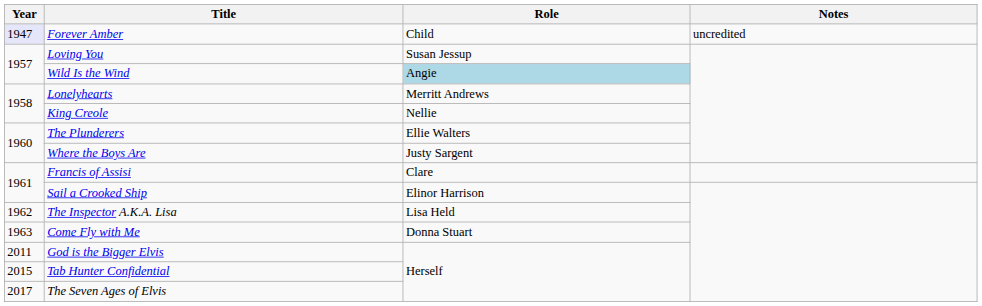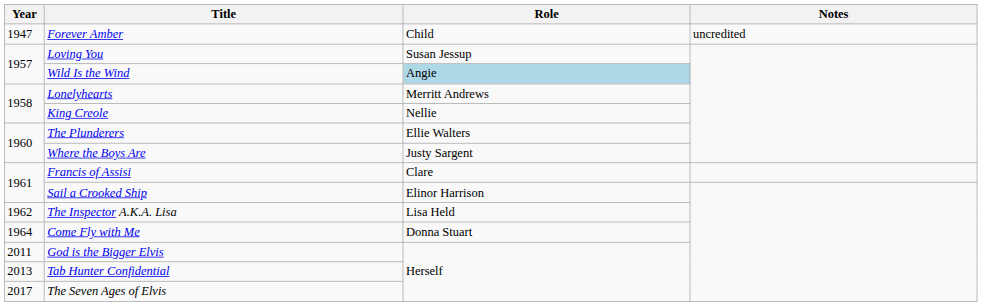(20, 34) lavender background -> (20, 34) no background
(20, 232) 1963 -> (20, 232) 1964
(20, 271) 2015 -> (20, 271) 2013
